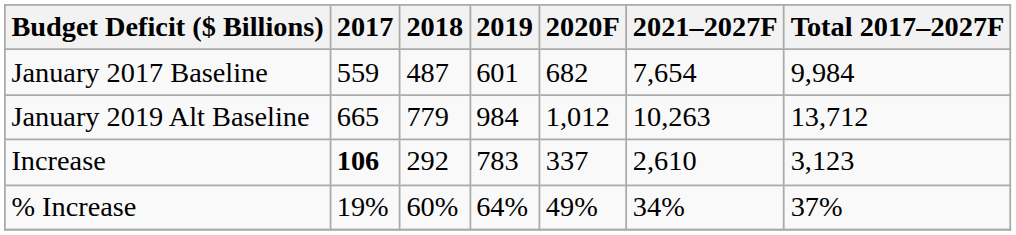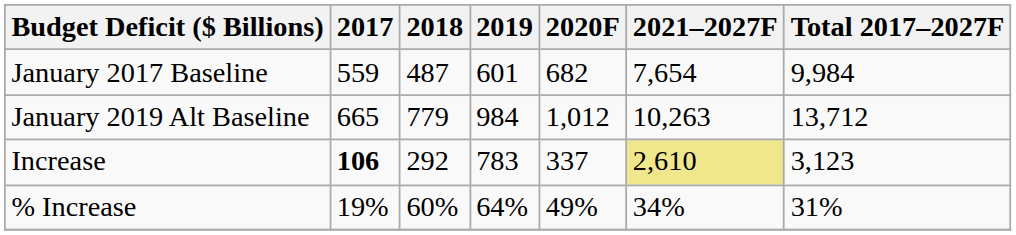(665, 161) no background -> (665, 161) khaki background
(817, 206) 37% -> (817, 206) 31%
